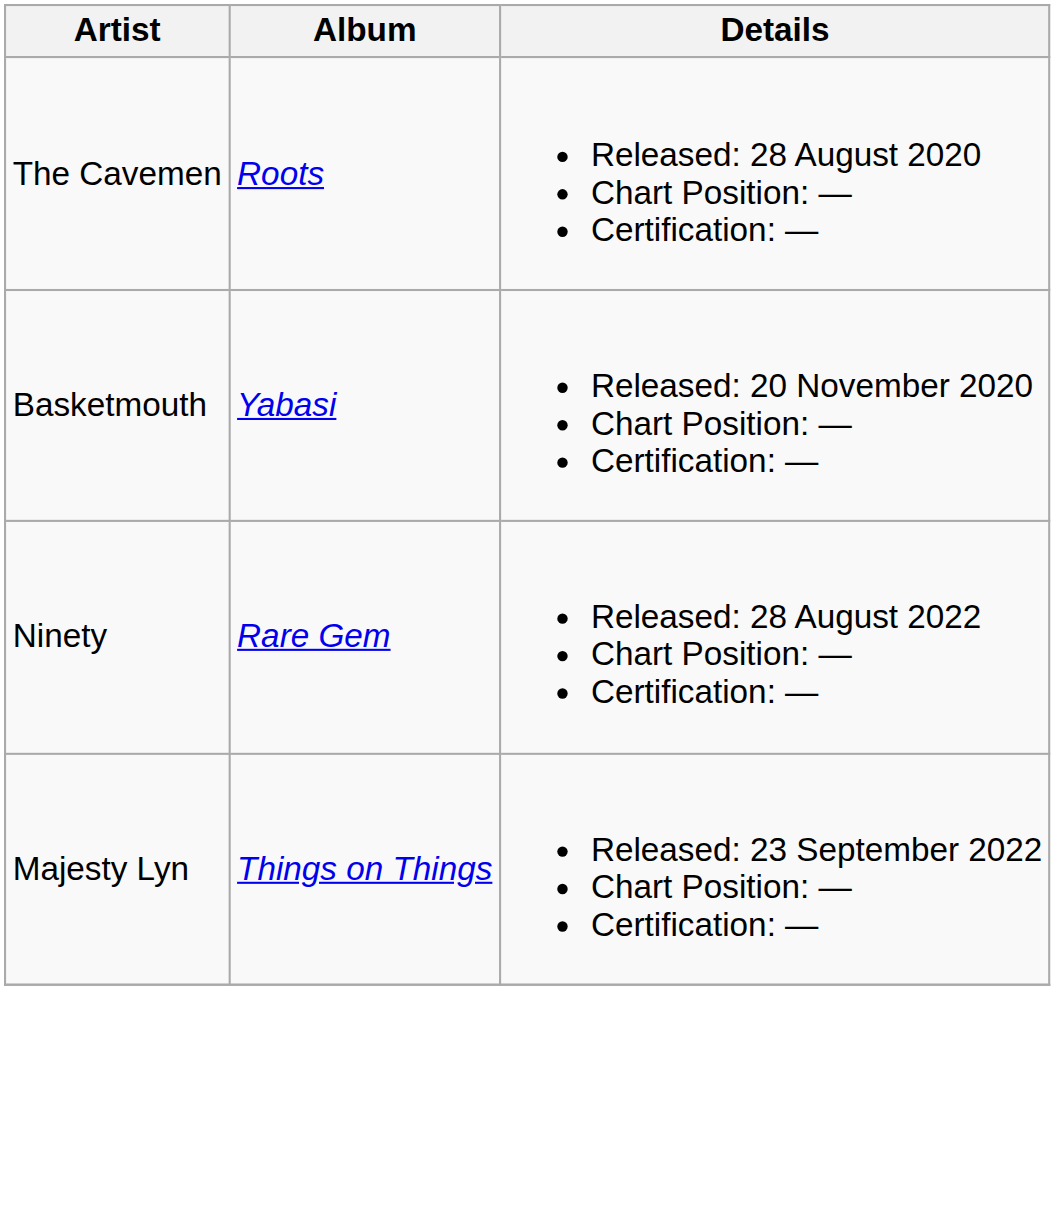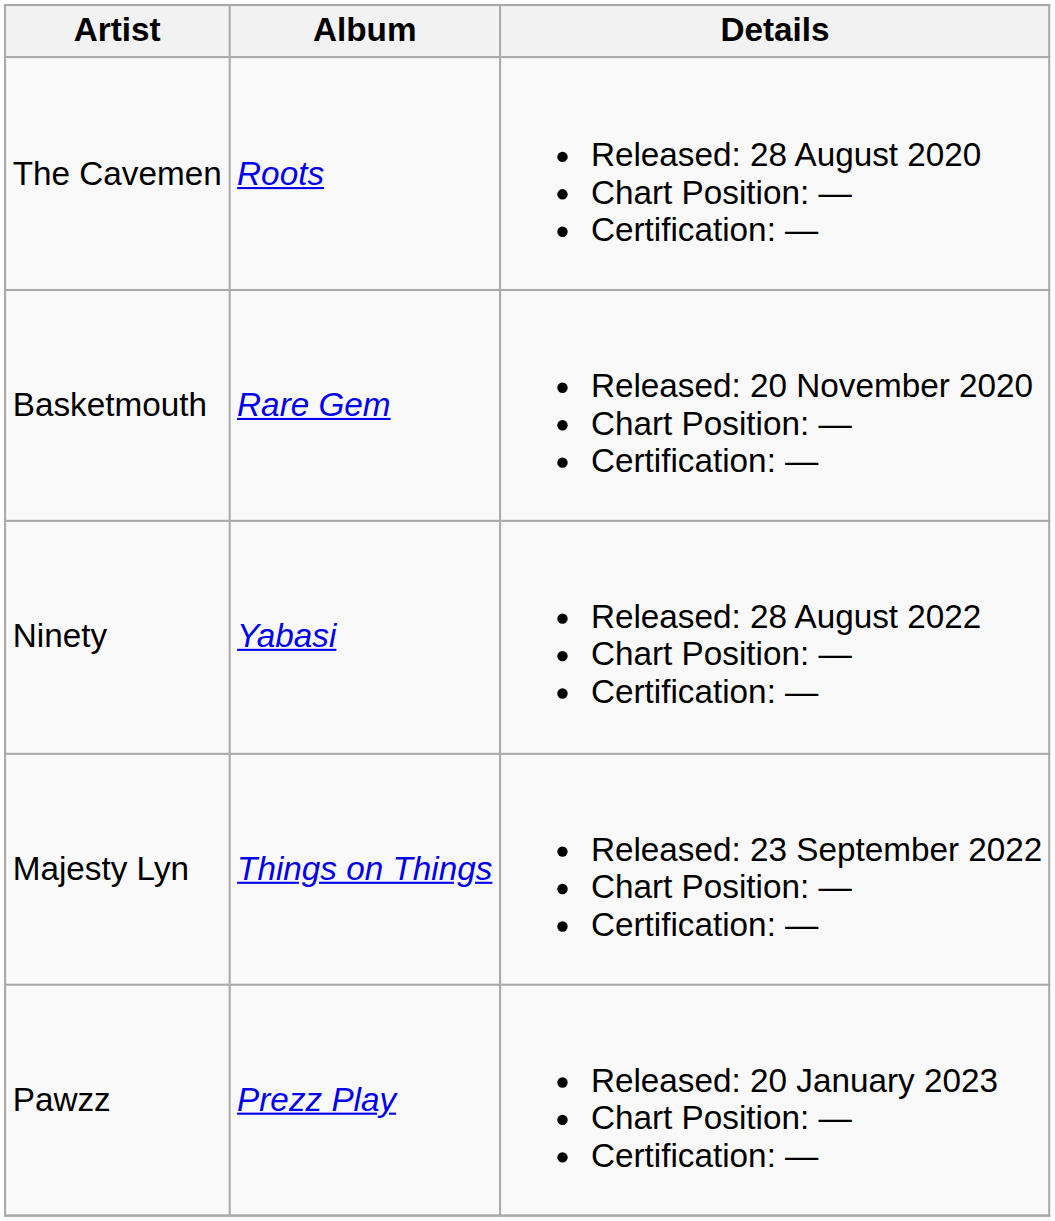(287, 404) Yabasi -> (314, 404) Rare Gem
(314, 636) Rare Gem -> (287, 636) Yabasi
+ row: (62, 1099)
